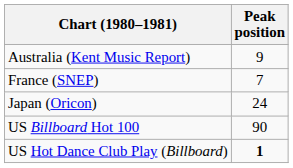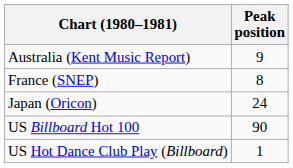(260, 80) 7 -> (260, 80) 8
(260, 151) bold -> (260, 151) normal
